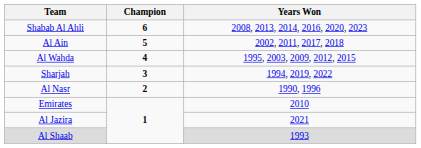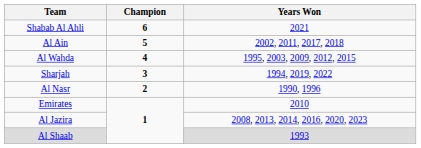(299, 28) 2008, 2013, 2014, 2016, 2020, 2023 -> (299, 28) 2021
(299, 120) 2021 -> (299, 120) 2008, 2013, 2014, 2016, 2020, 2023
